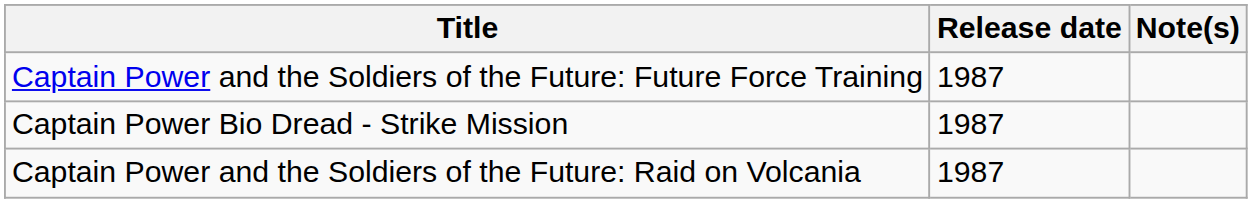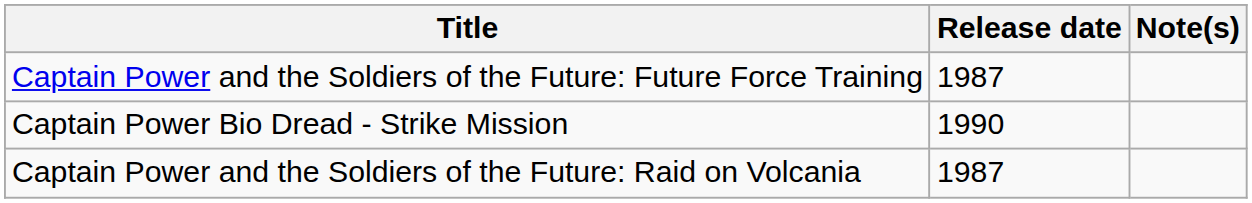(971, 124) 1987 -> (971, 124) 1990
